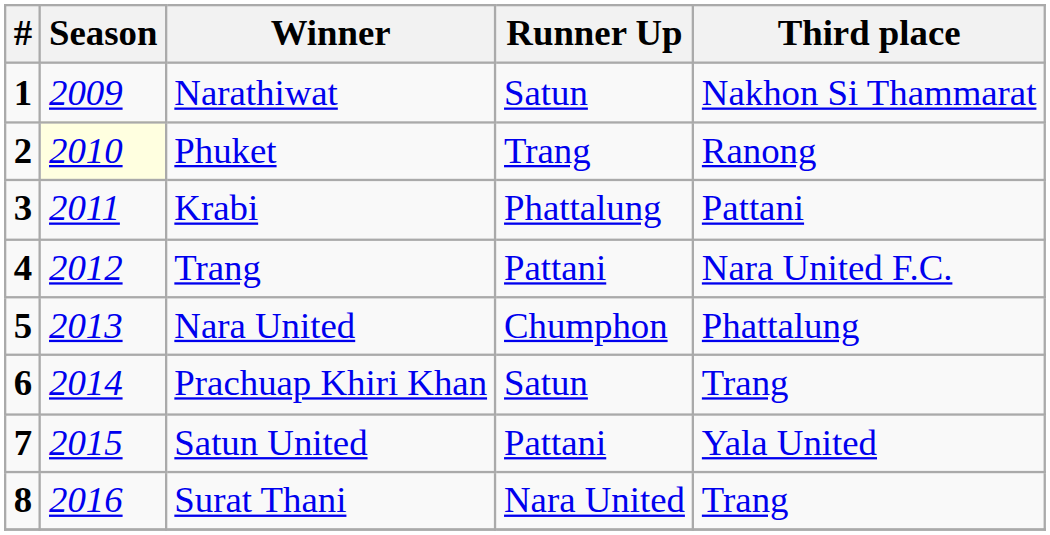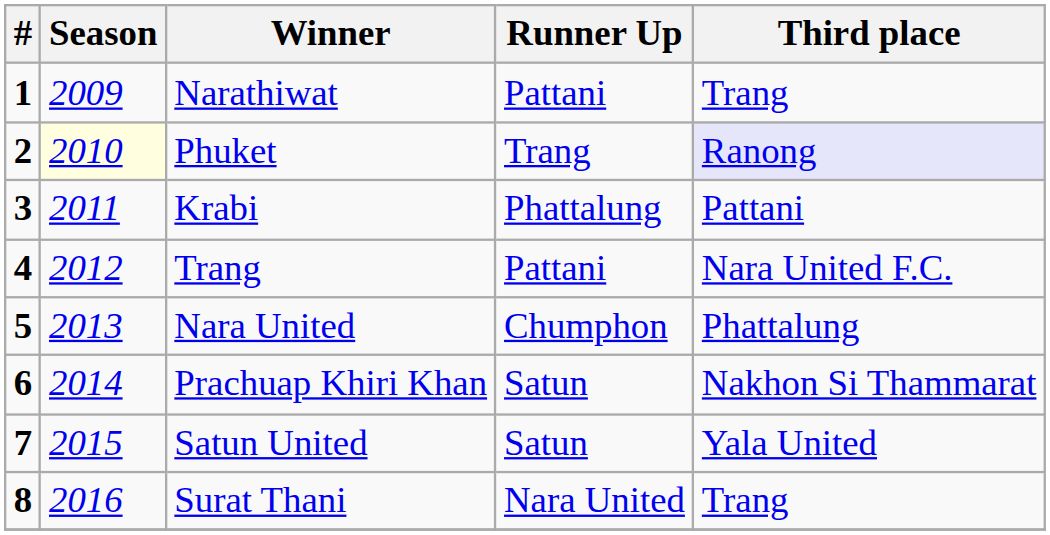(546, 92) Satun -> (555, 92) Pattani
(869, 92) Nakhon Si Thammarat -> (745, 92) Trang
(759, 150) no background -> (759, 150) lavender background
(745, 383) Trang -> (869, 383) Nakhon Si Thammarat
(555, 442) Pattani -> (546, 442) Satun
